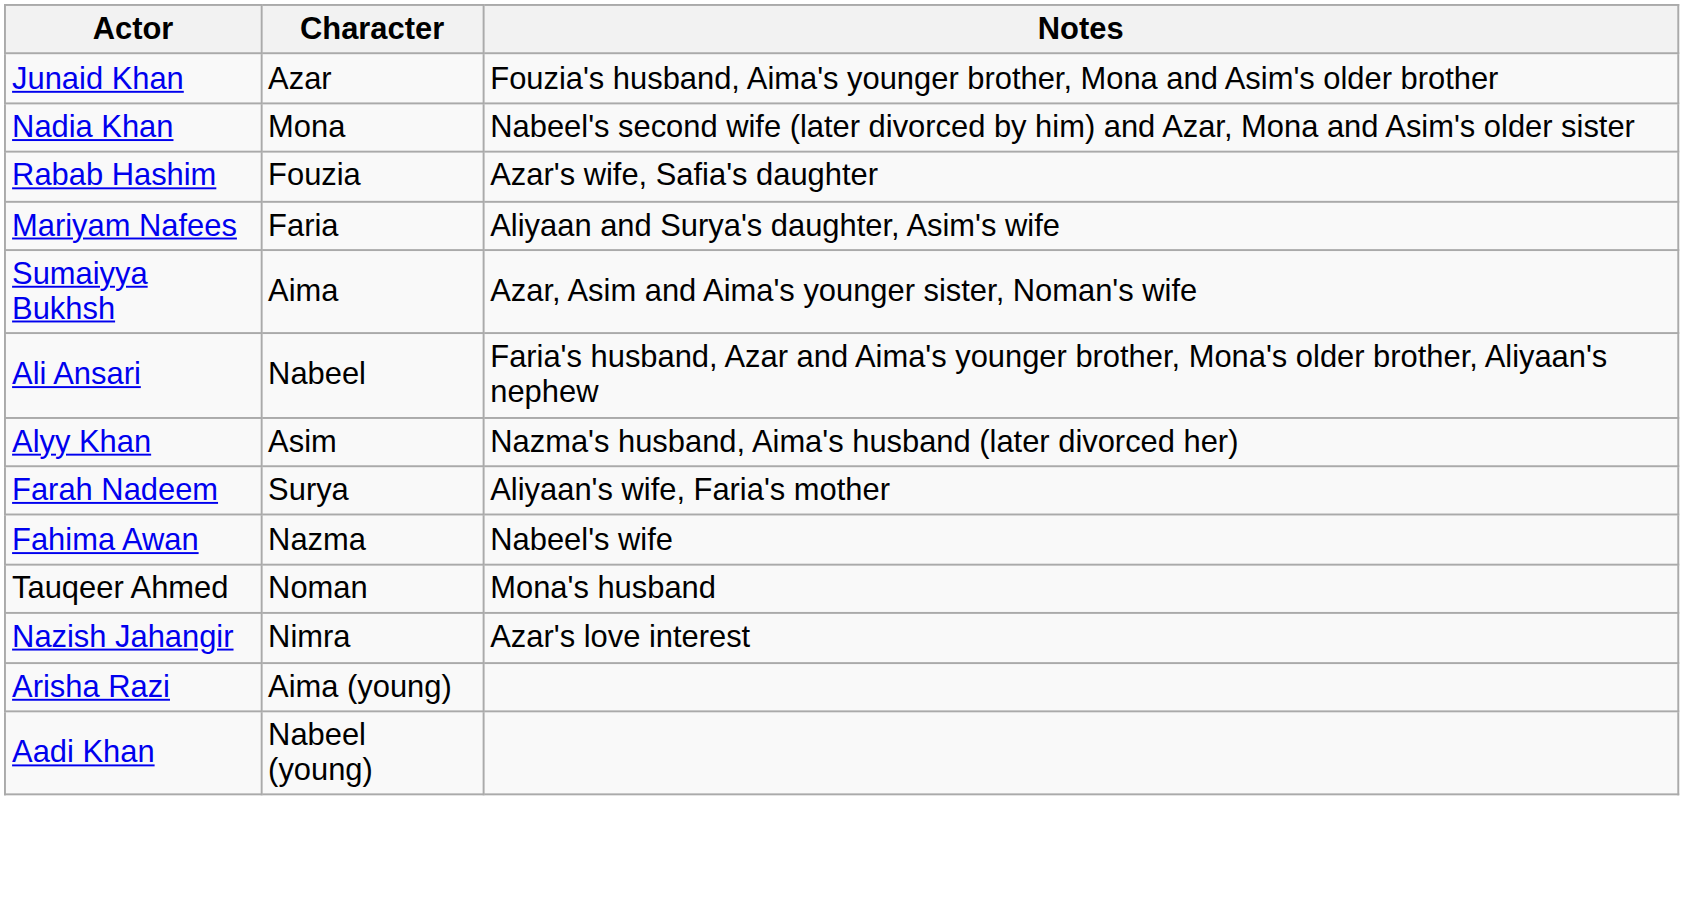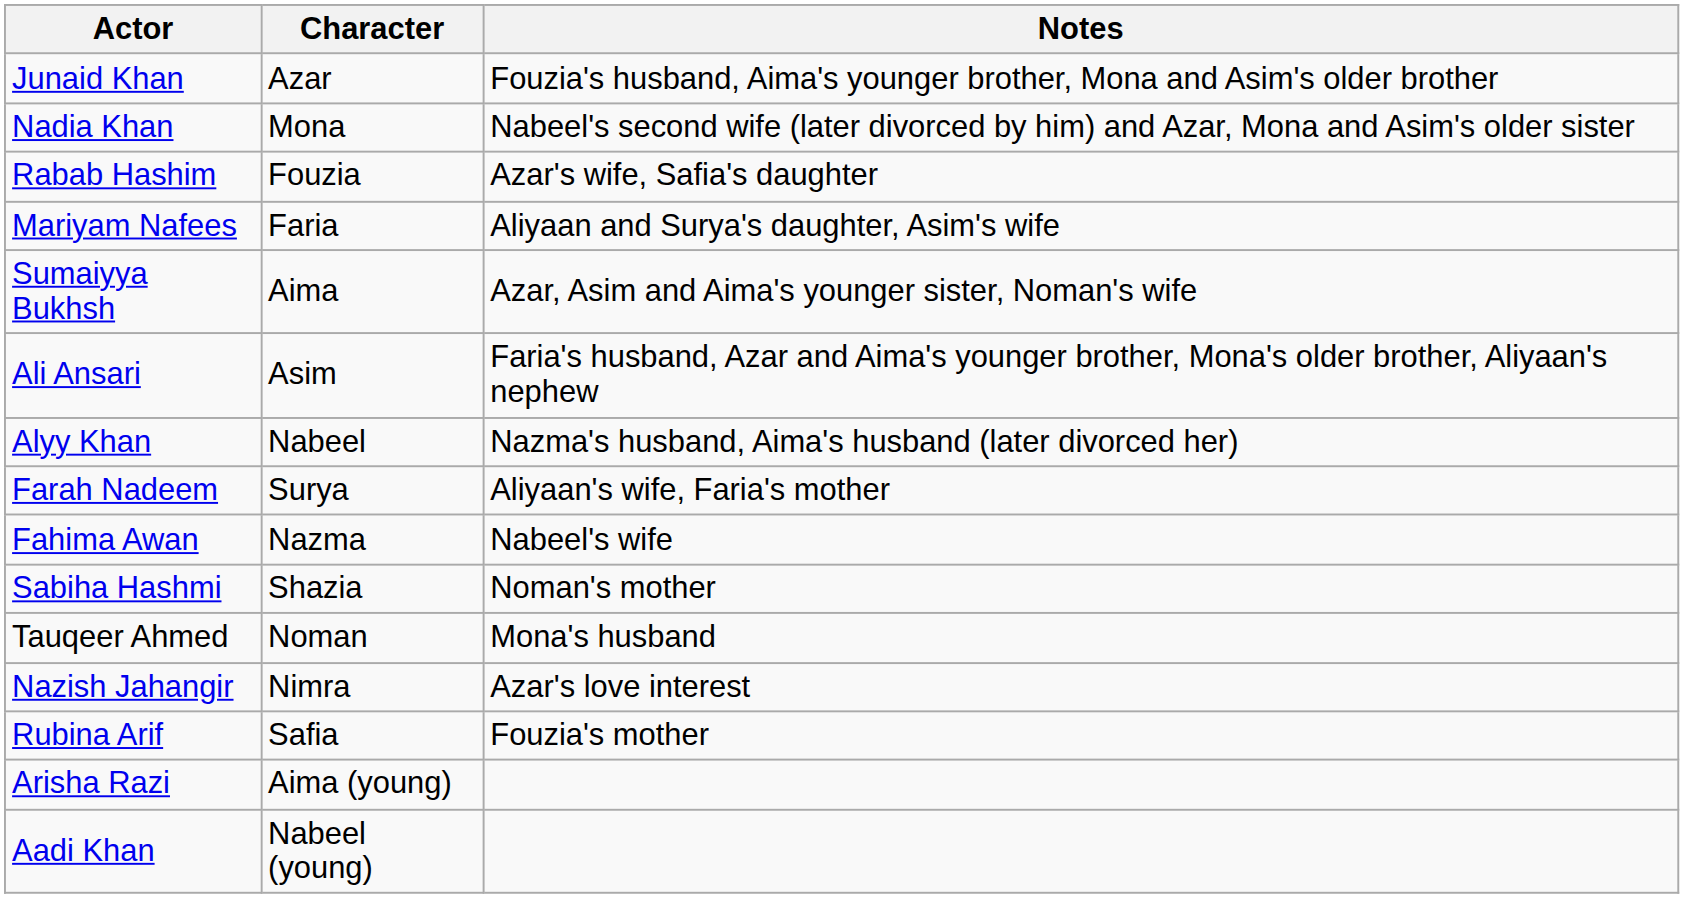(317, 374) Nabeel -> (302, 374) Asim
(302, 441) Asim -> (317, 441) Nabeel
+ row: (117, 588)
+ row: (88, 735)
